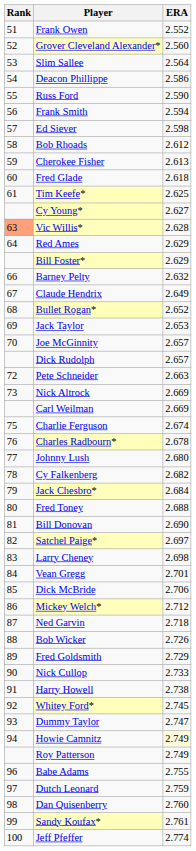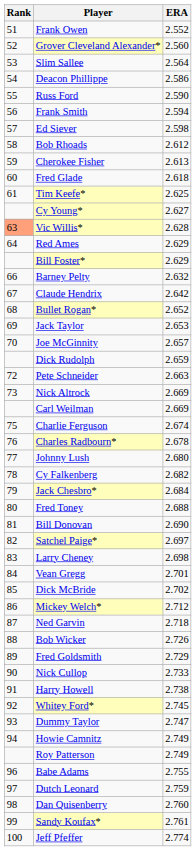(177, 293) 2.649 -> (177, 293) 2.642
(177, 359) 2.657 -> (177, 359) 2.659
(177, 590) 2.706 -> (177, 590) 2.702
(177, 738) lightyellow background -> (177, 738) no background
